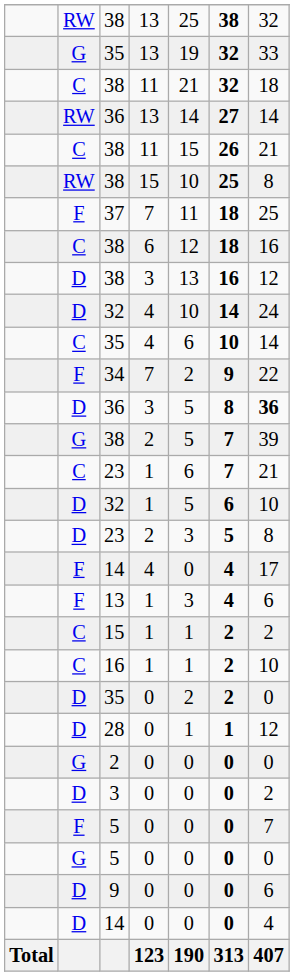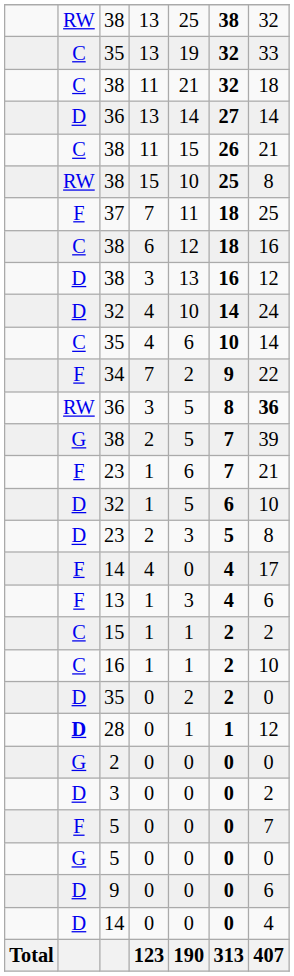(79, 52) G -> (79, 52) C
(79, 117) RW -> (79, 117) D
(79, 407) D -> (79, 407) RW
(79, 471) C -> (79, 471) F
(79, 729) normal -> (79, 729) bold
